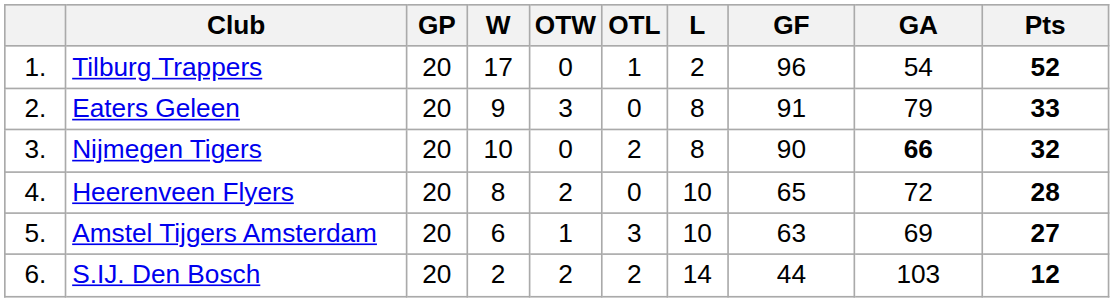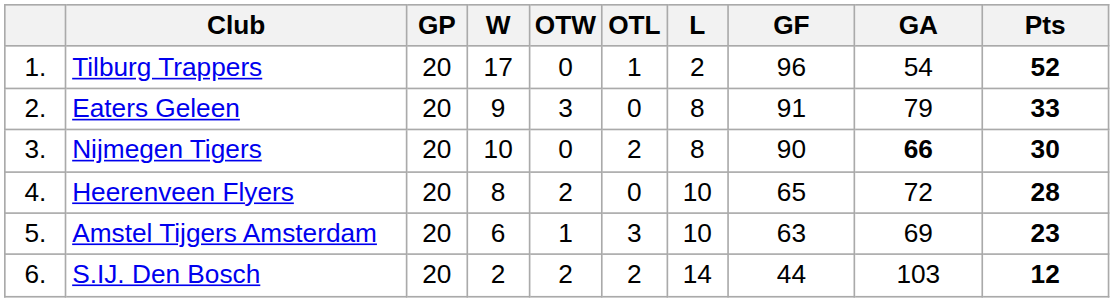(1045, 150) 32 -> (1045, 150) 30
(1045, 233) 27 -> (1045, 233) 23
